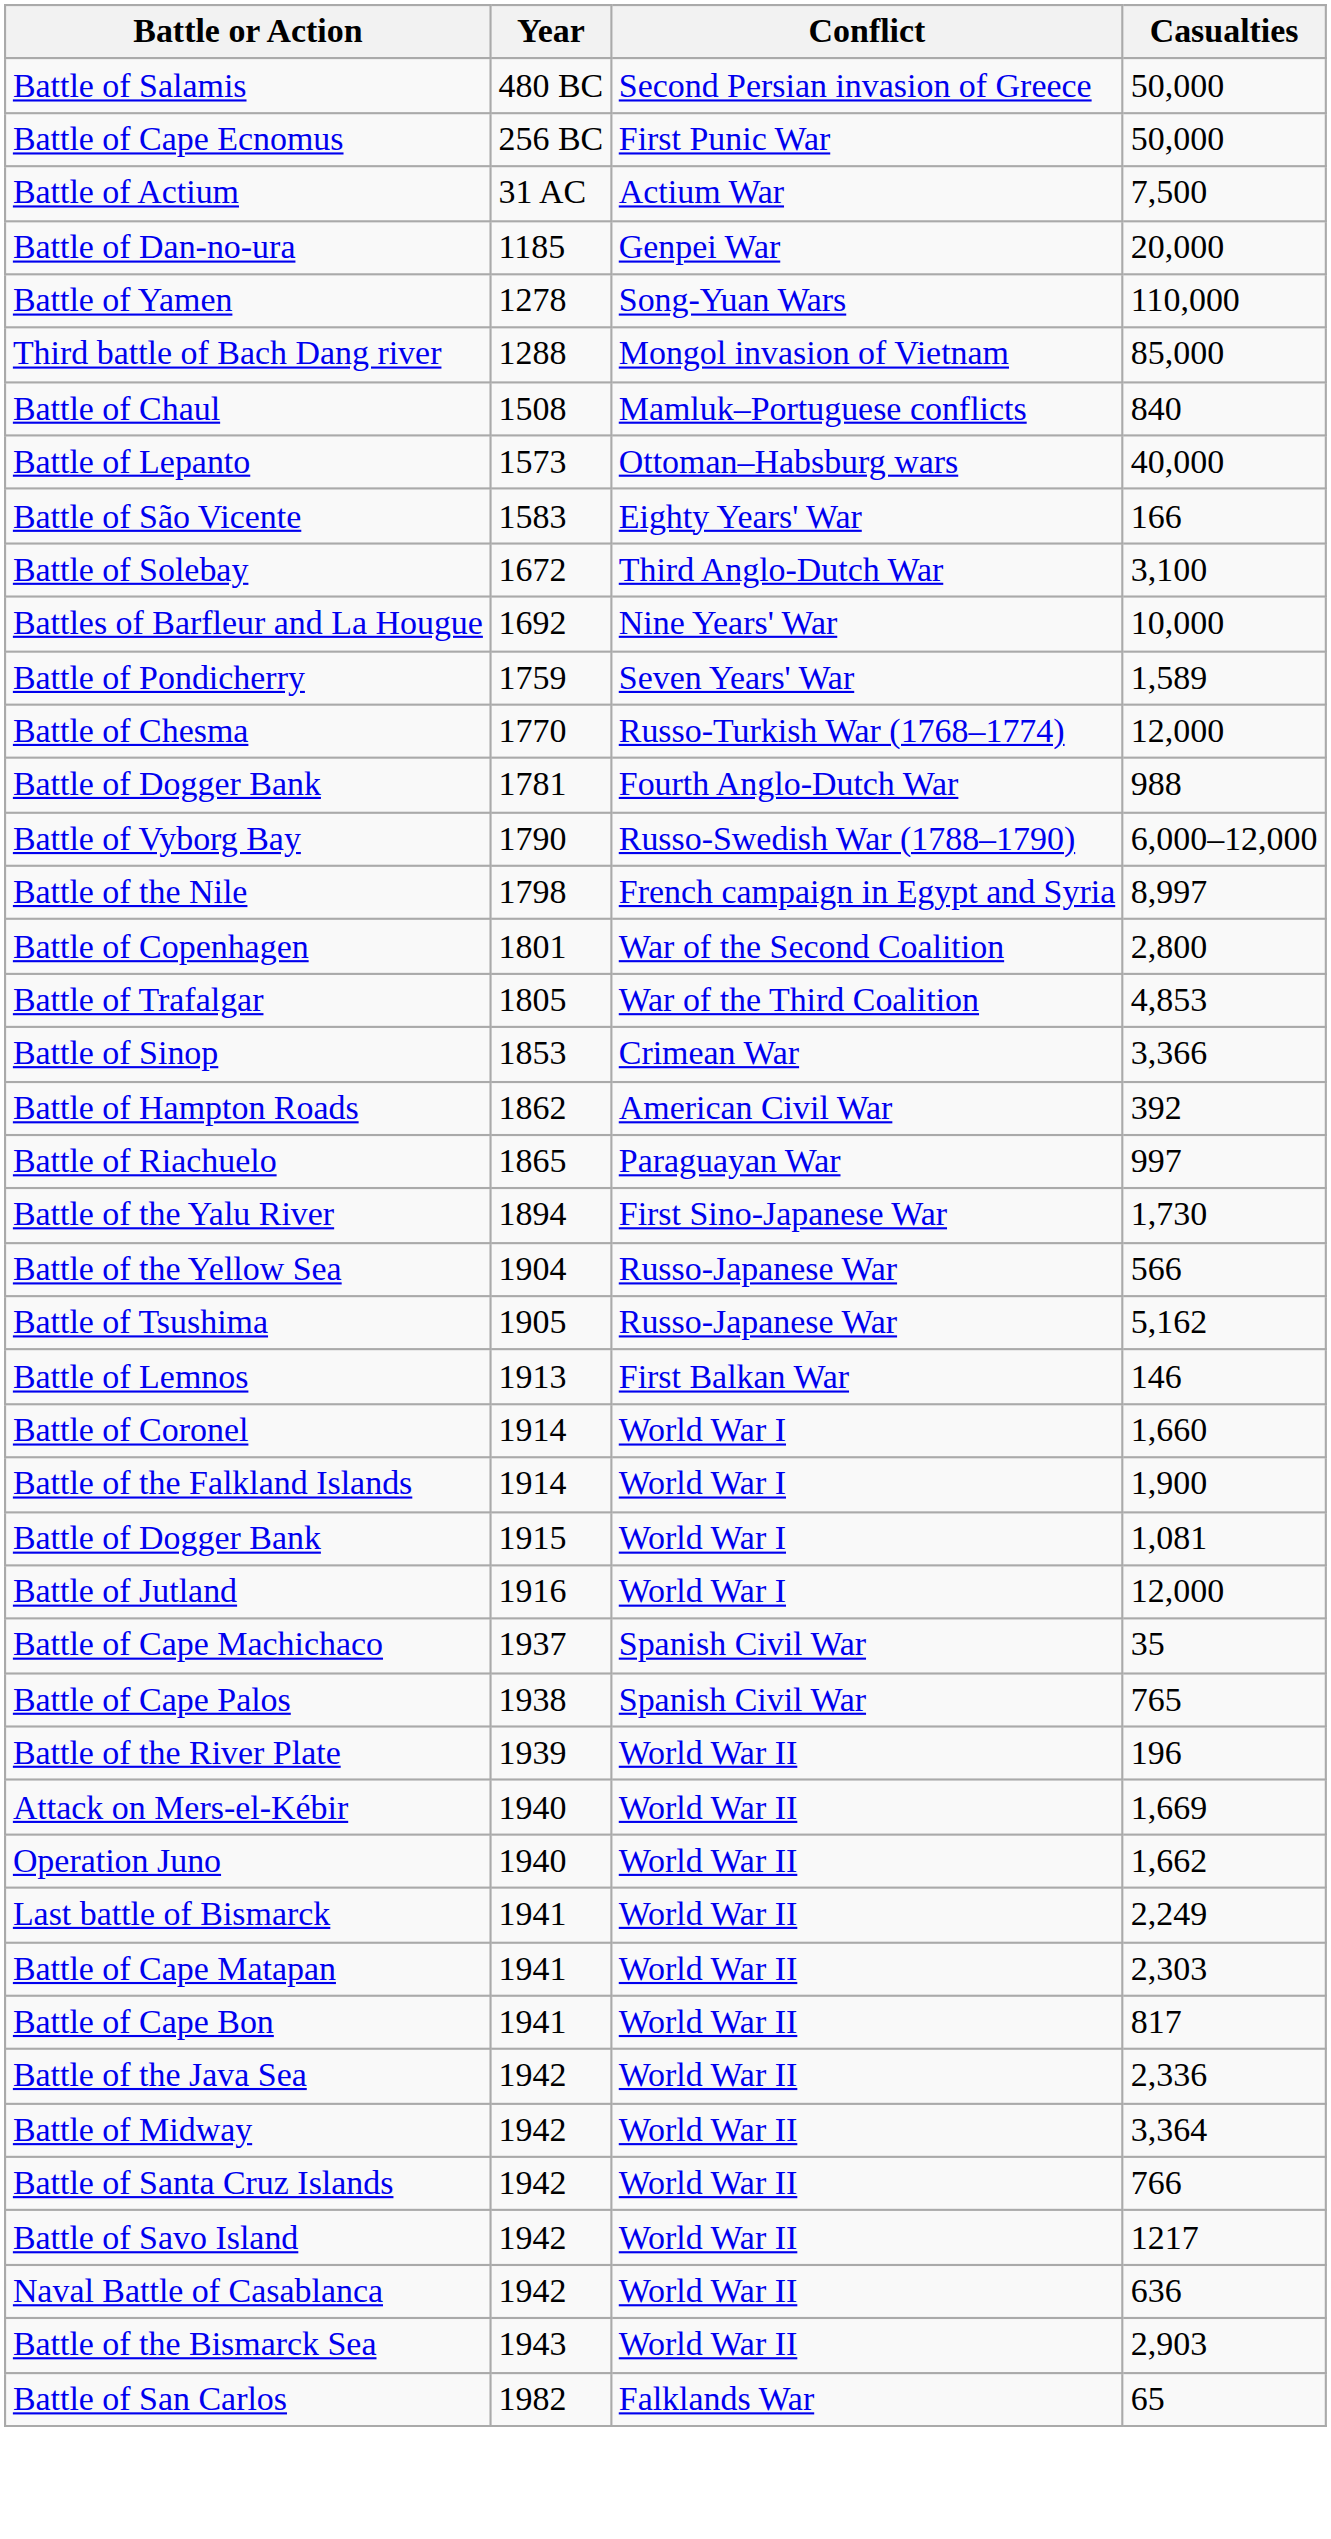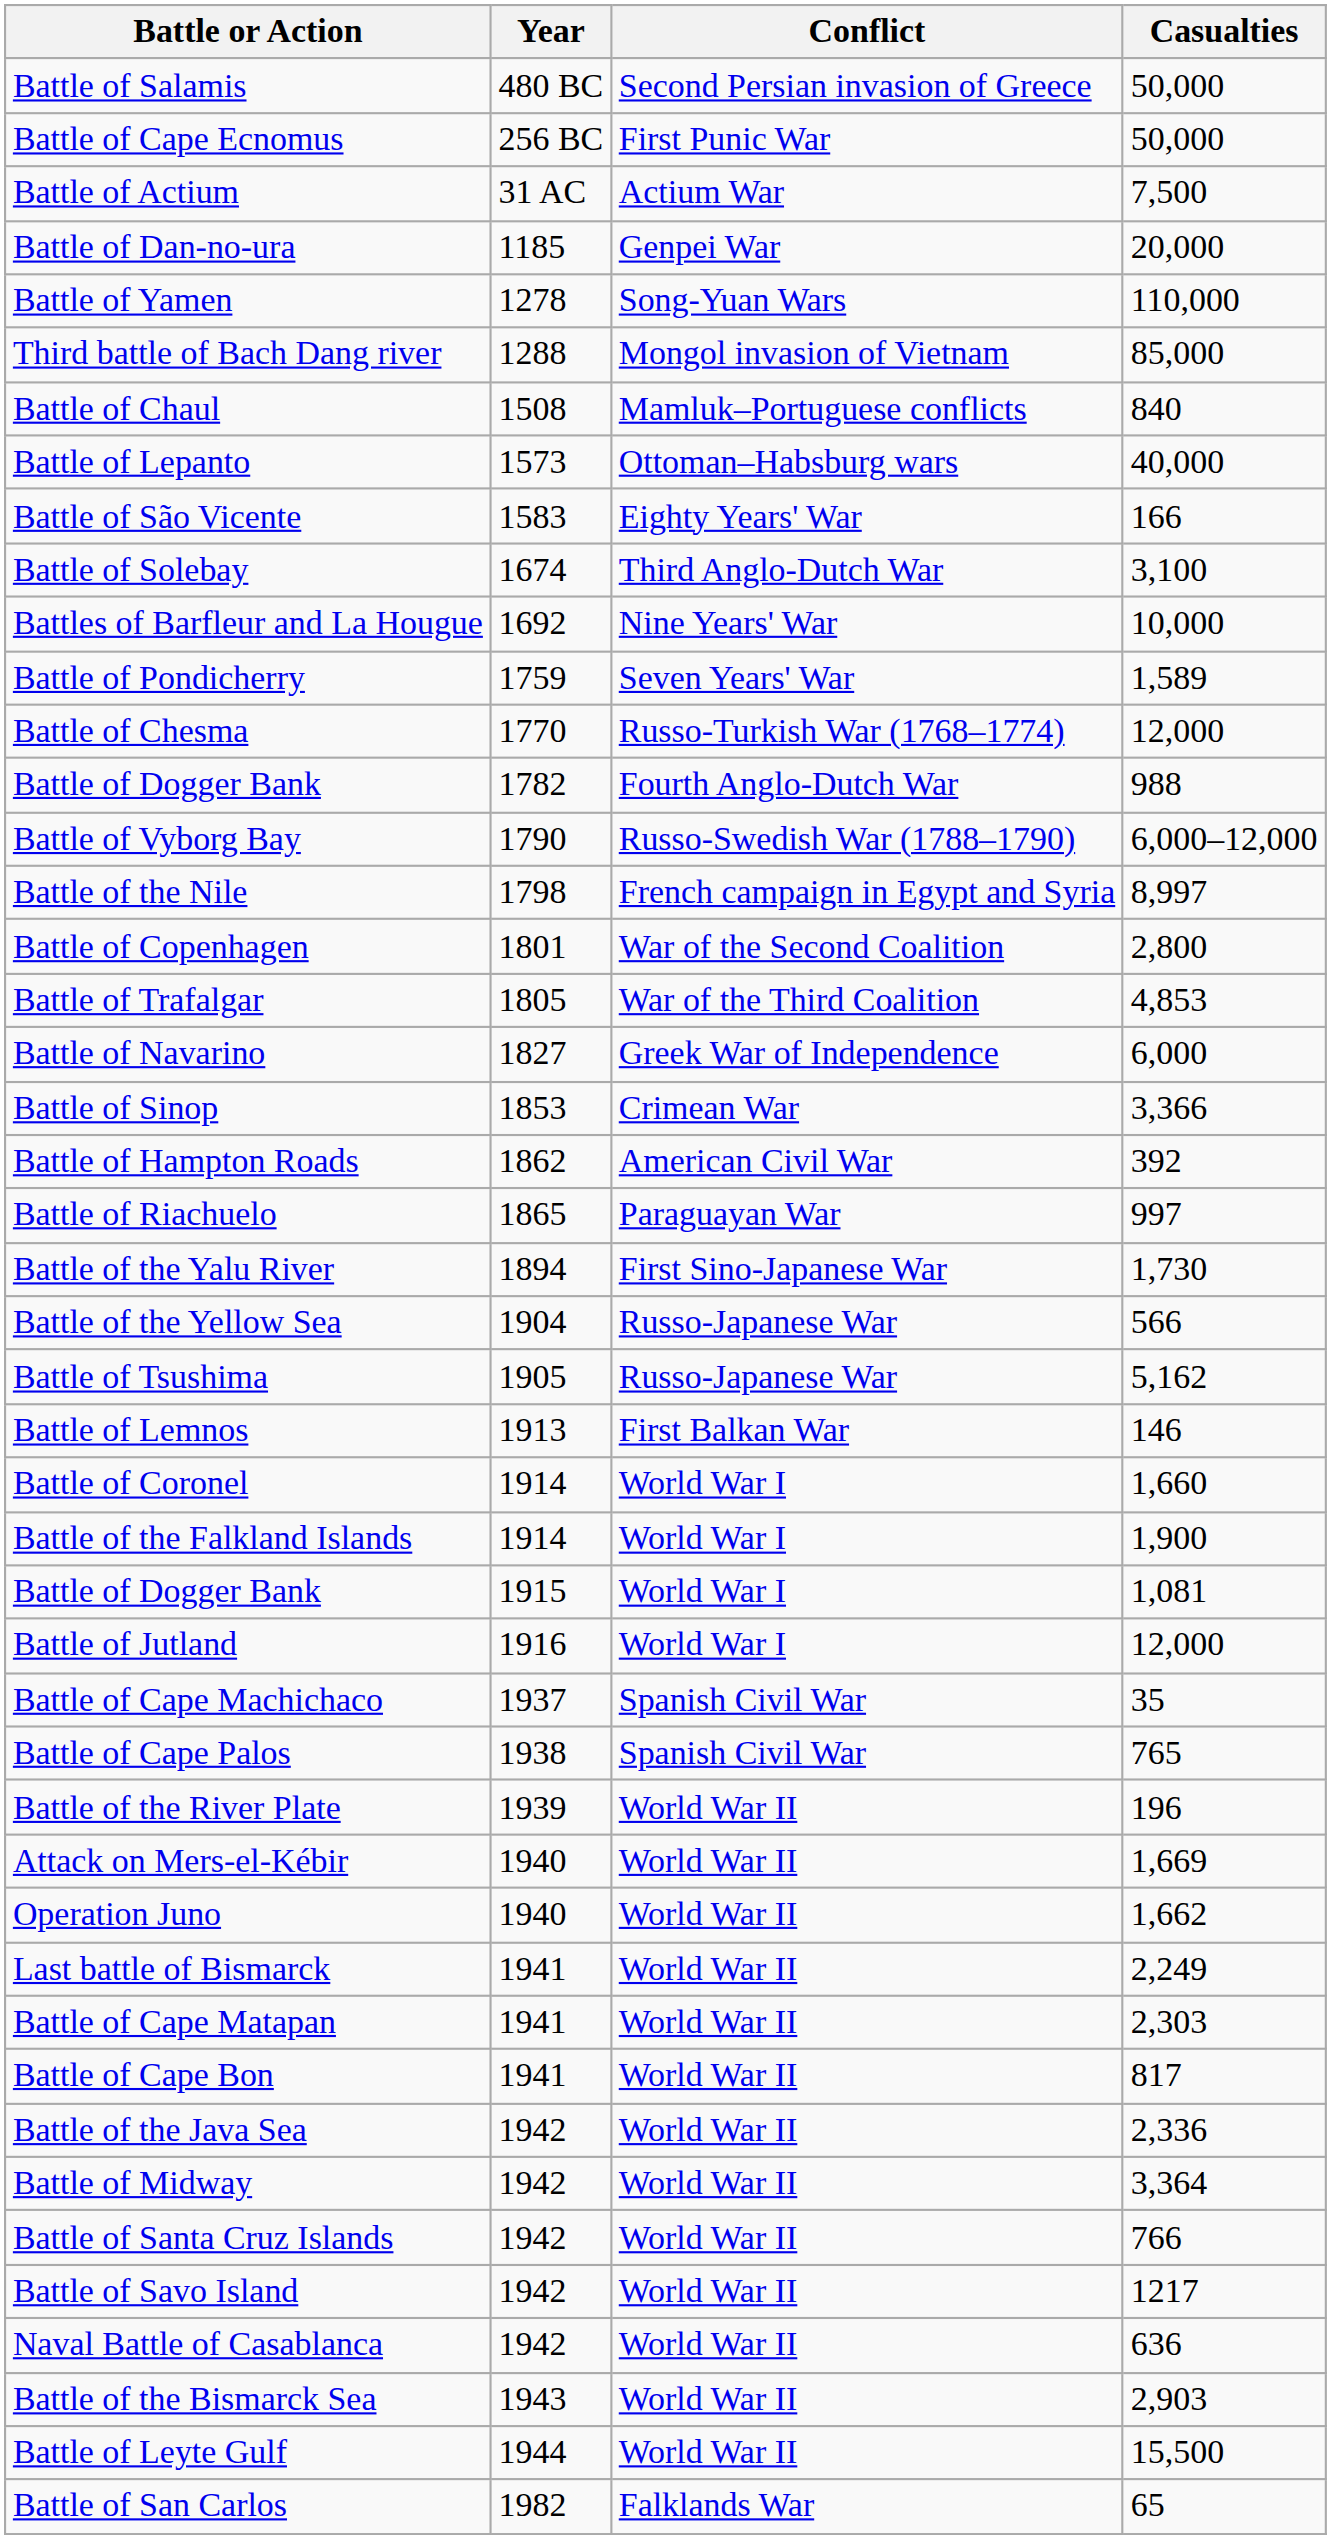(532, 569) 1672 -> (532, 569) 1674
(532, 784) 1781 -> (532, 784) 1782
+ row: (139, 1053)
+ row: (150, 2452)
